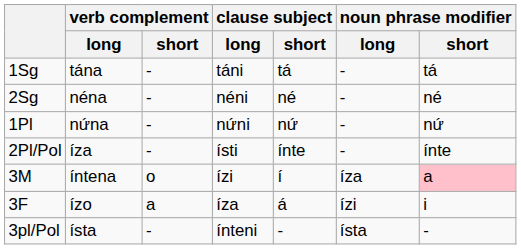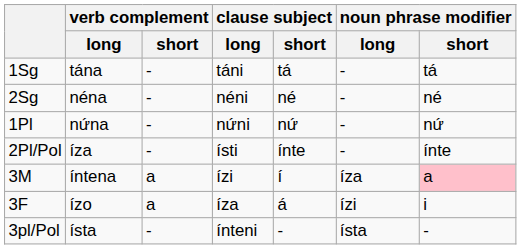(151, 177) o -> (151, 177) a
